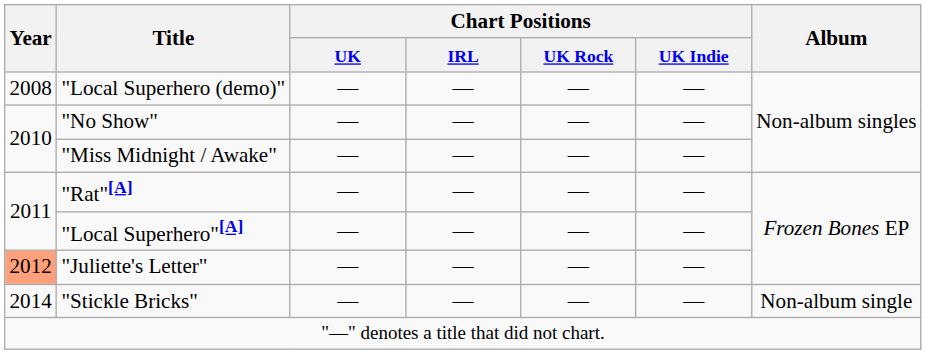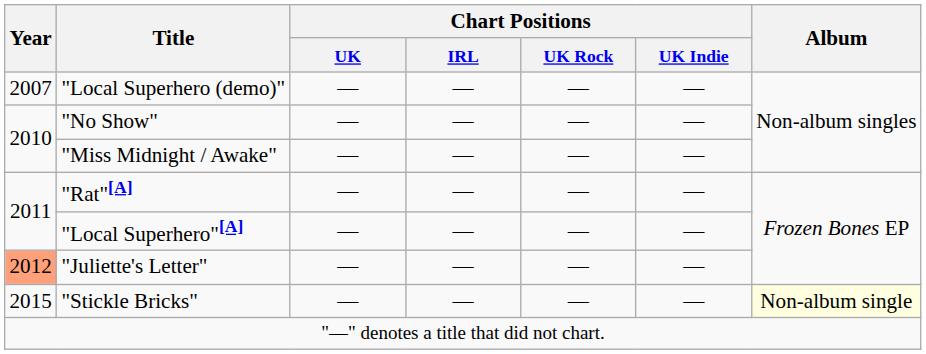(31, 88) 2008 -> (31, 88) 2007
(31, 300) 2014 -> (31, 300) 2015
(836, 300) no background -> (836, 300) lightyellow background
